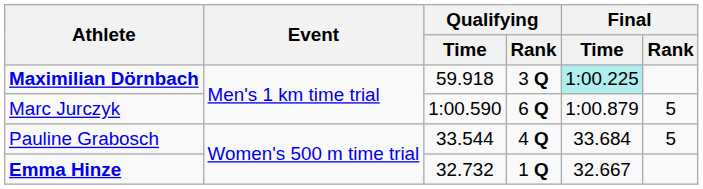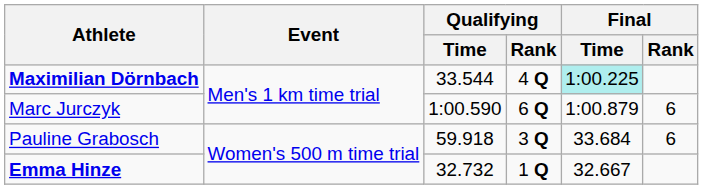(465, 80) 59.918 -> (465, 80) 33.544
(533, 80) 3 Q -> (533, 80) 4 Q
(671, 109) 5 -> (671, 109) 6
(465, 139) 33.544 -> (465, 139) 59.918
(533, 139) 4 Q -> (533, 139) 3 Q
(671, 139) 5 -> (671, 139) 6
